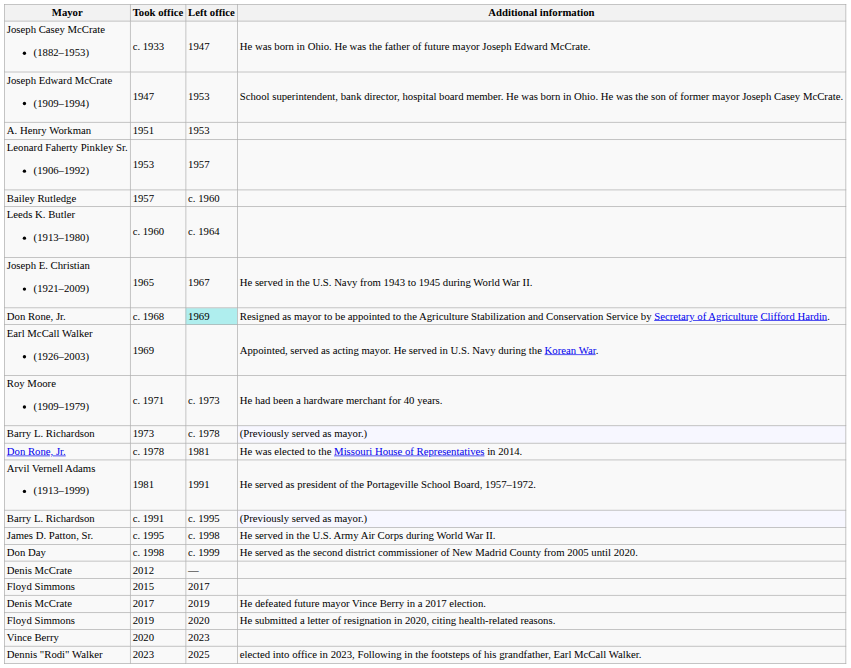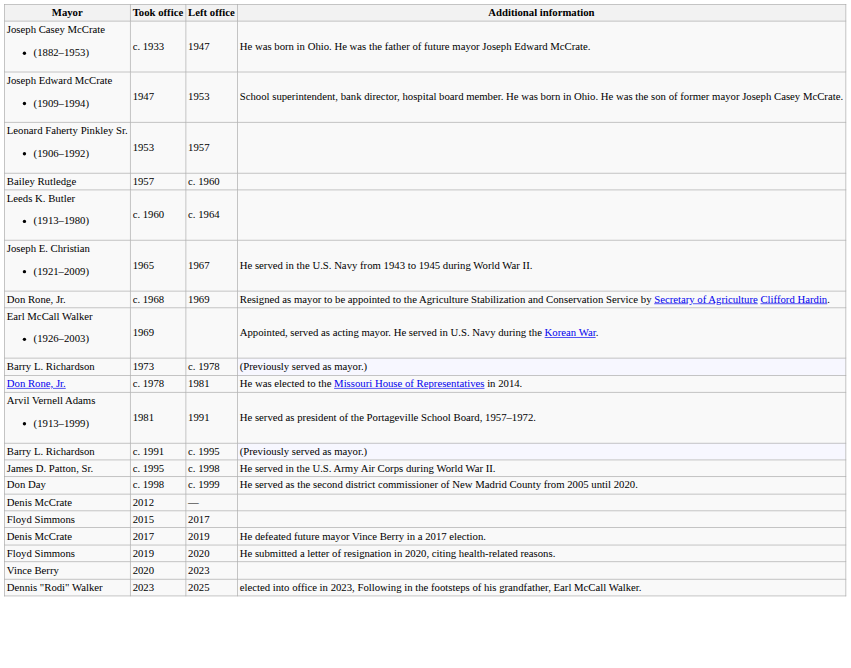- row: (143, 131)
(199, 316) paleturquoise background -> (199, 299) no background
- row: (148, 400)
